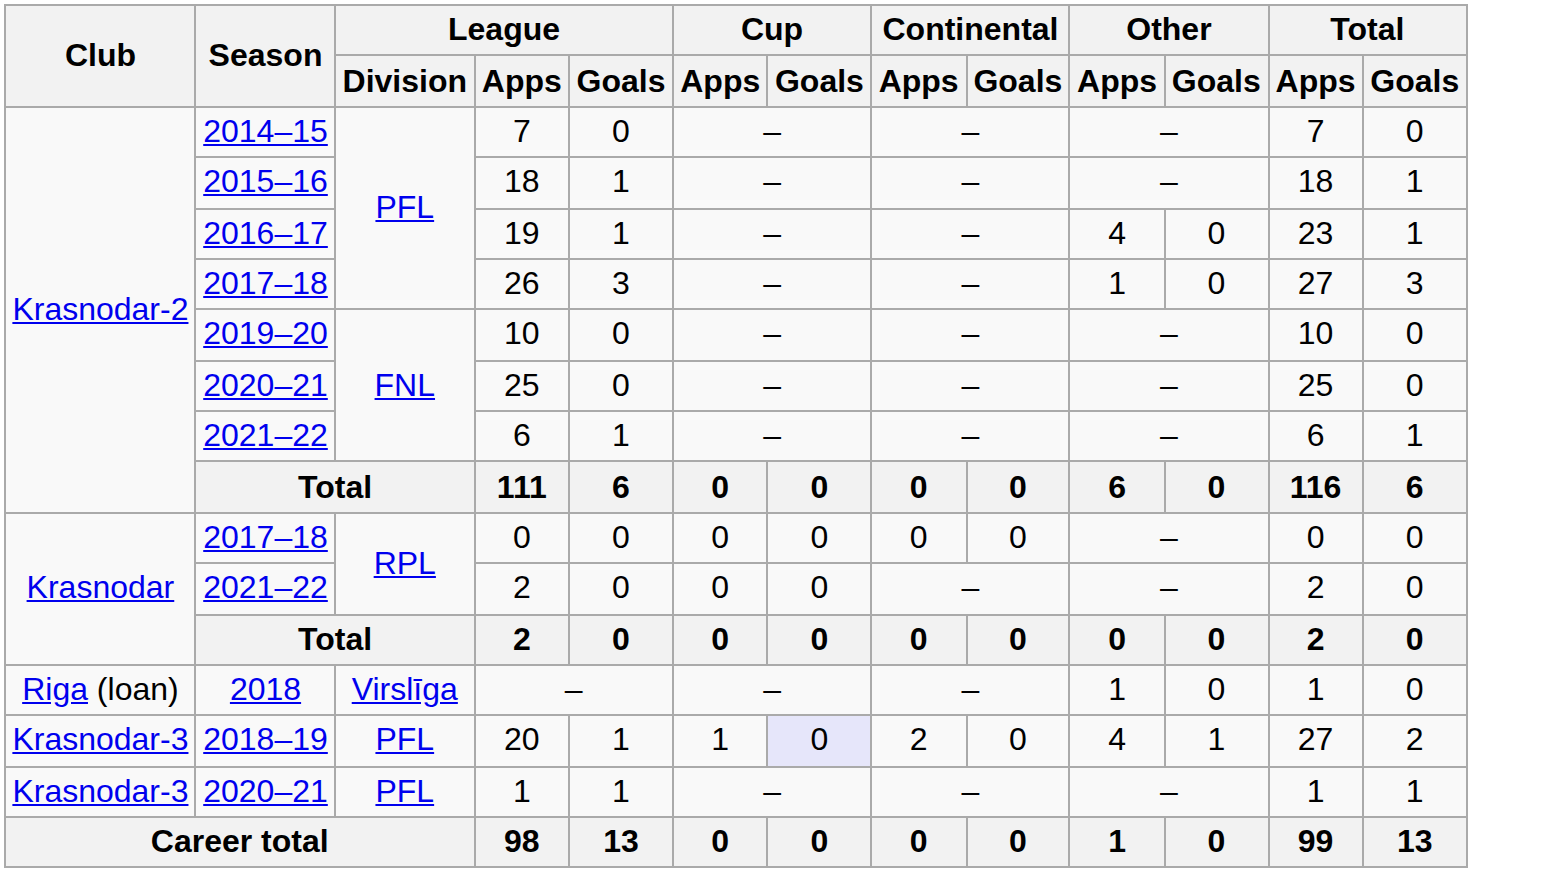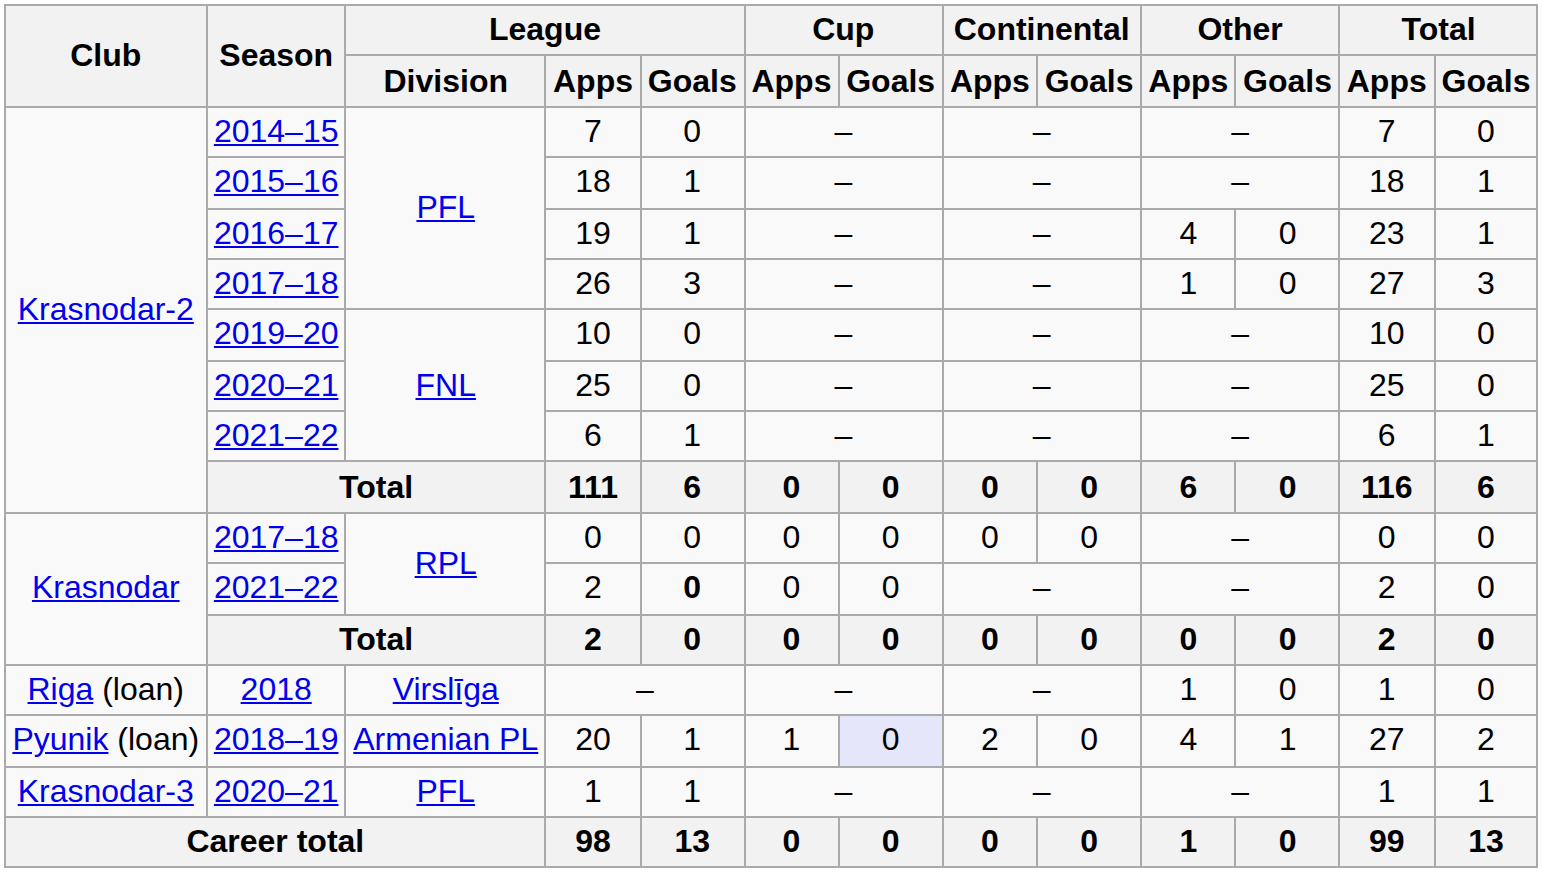(621, 588) normal -> (692, 588) bold
(100, 740) Krasnodar-3 -> (106, 740) Pyunik (loan)
(405, 740) PFL -> (446, 740) Armenian PL
